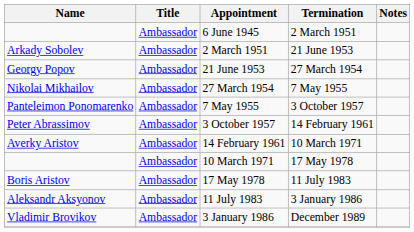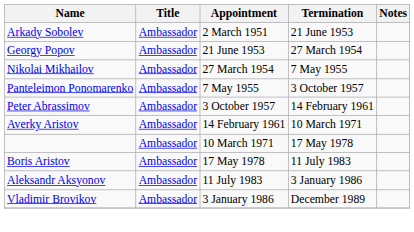- row: (231, 32)
